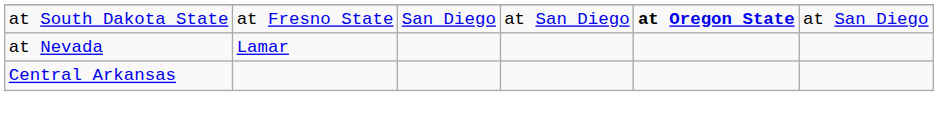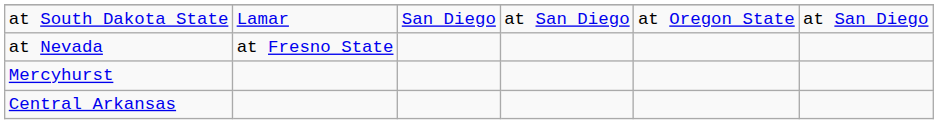(315, 19) at Fresno State -> (263, 19) Lamar
(716, 19) bold -> (716, 19) normal
(263, 47) Lamar -> (315, 47) at Fresno State
+ row: (61, 76)
